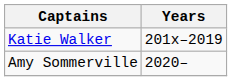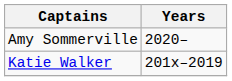rows swapped: (60, 40) <-> (73, 63)
